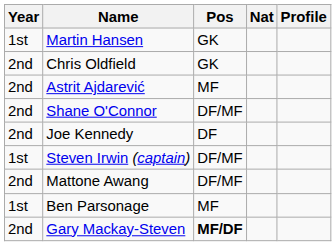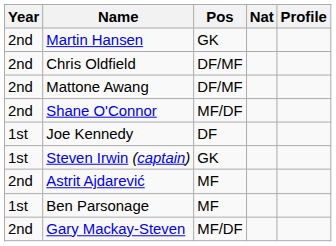(18, 40) 1st -> (20, 40) 2nd
(208, 64) GK -> (220, 64) DF/MF
rows swapped: (98, 182) <-> (96, 87)
(220, 111) DF/MF -> (220, 111) MF/DF
(20, 134) 2nd -> (18, 134) 1st
(220, 158) DF/MF -> (208, 158) GK
(220, 229) bold -> (220, 229) normal
